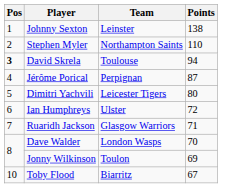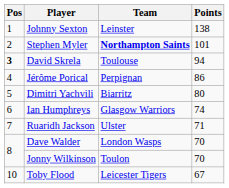(142, 45) normal -> (145, 45) bold
(195, 45) 110 -> (202, 45) 101
(193, 77) 87 -> (199, 77) 86
(133, 93) Leicester Tigers -> (116, 93) Biarritz
(113, 110) Ulster -> (138, 110) Glasgow Warriors
(193, 110) 72 -> (199, 110) 74
(138, 126) Glasgow Warriors -> (113, 126) Ulster
(193, 158) 69 -> (199, 158) 70
(116, 175) Biarritz -> (133, 175) Leicester Tigers
